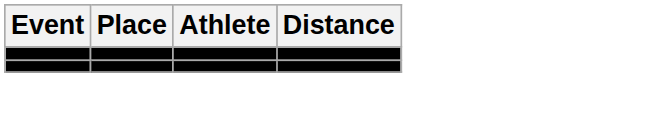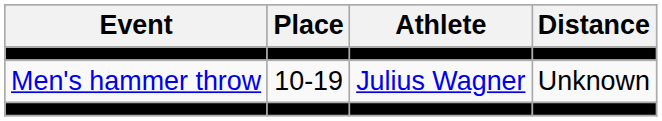+ row: (136, 80)
